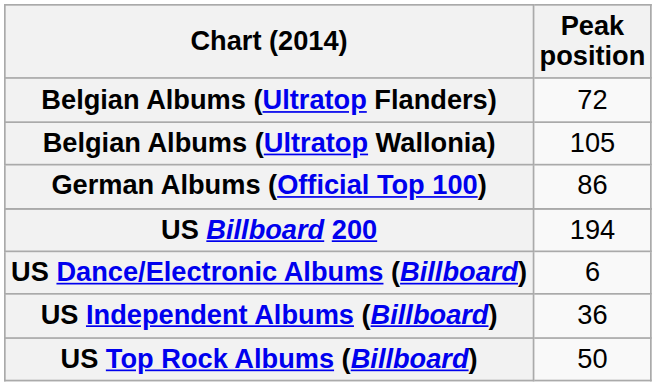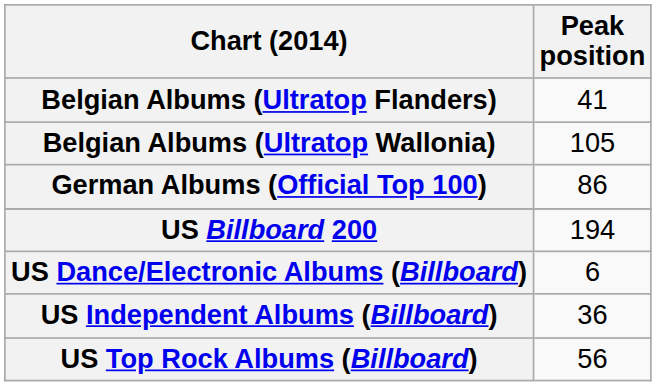(592, 99) 72 -> (592, 99) 41
(592, 358) 50 -> (592, 358) 56
